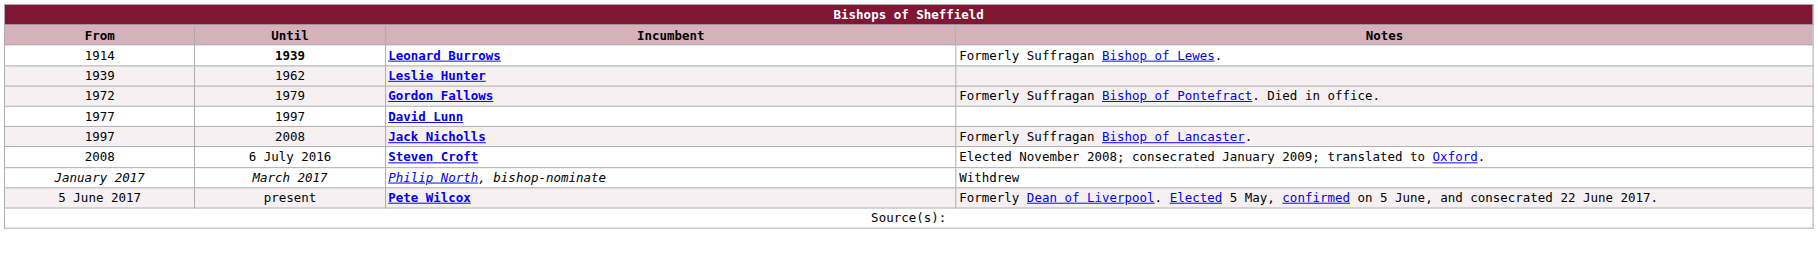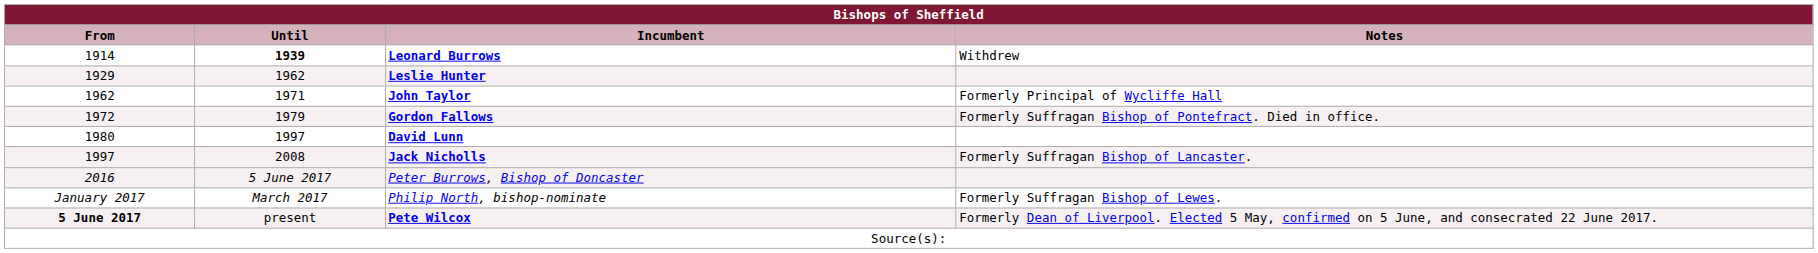(1091, 55) Formerly Suffragan Bishop of Lewes. -> (989, 55) Withdrew
(100, 76) 1939 -> (100, 76) 1929
+ row: (429, 96)
(100, 116) 1977 -> (100, 137) 1980
- row: (433, 157)
+ row: (516, 177)
(989, 177) Withdrew -> (1091, 198) Formerly Suffragan Bishop of Lewes.
(100, 198) normal -> (100, 218) bold
